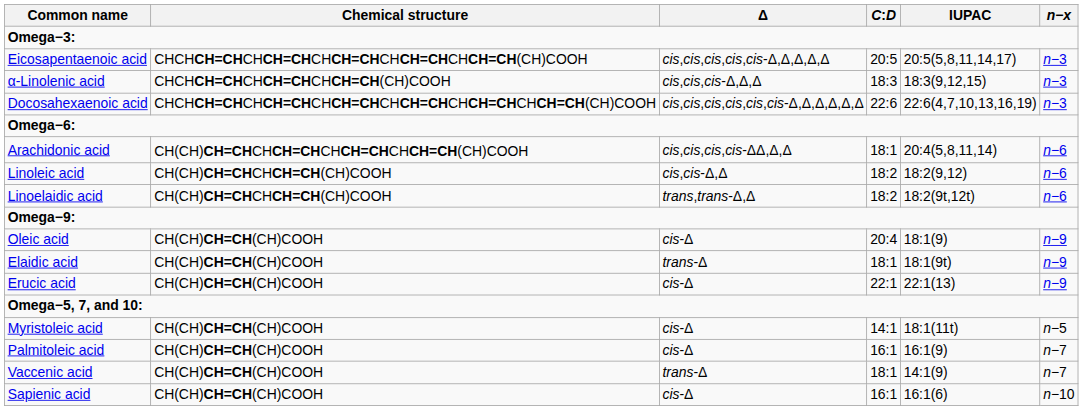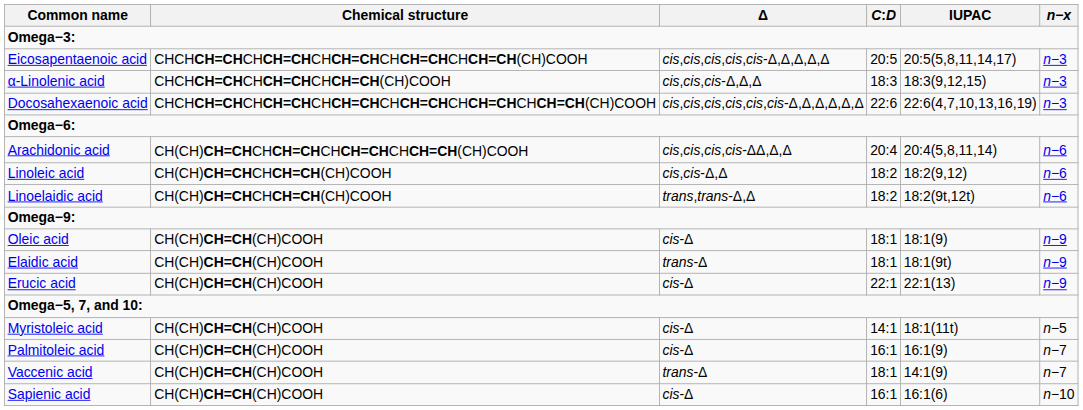(884, 149) 18:1 -> (884, 149) 20:4
(884, 240) 20:4 -> (884, 240) 18:1
